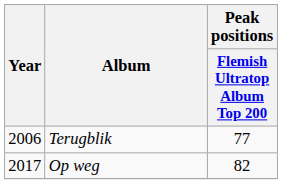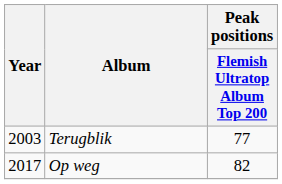(25, 139) 2006 -> (25, 139) 2003
